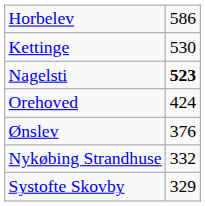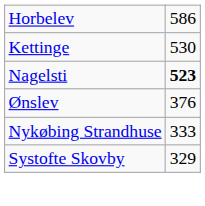- row: (43, 102)
(183, 158) 332 -> (183, 130) 333
